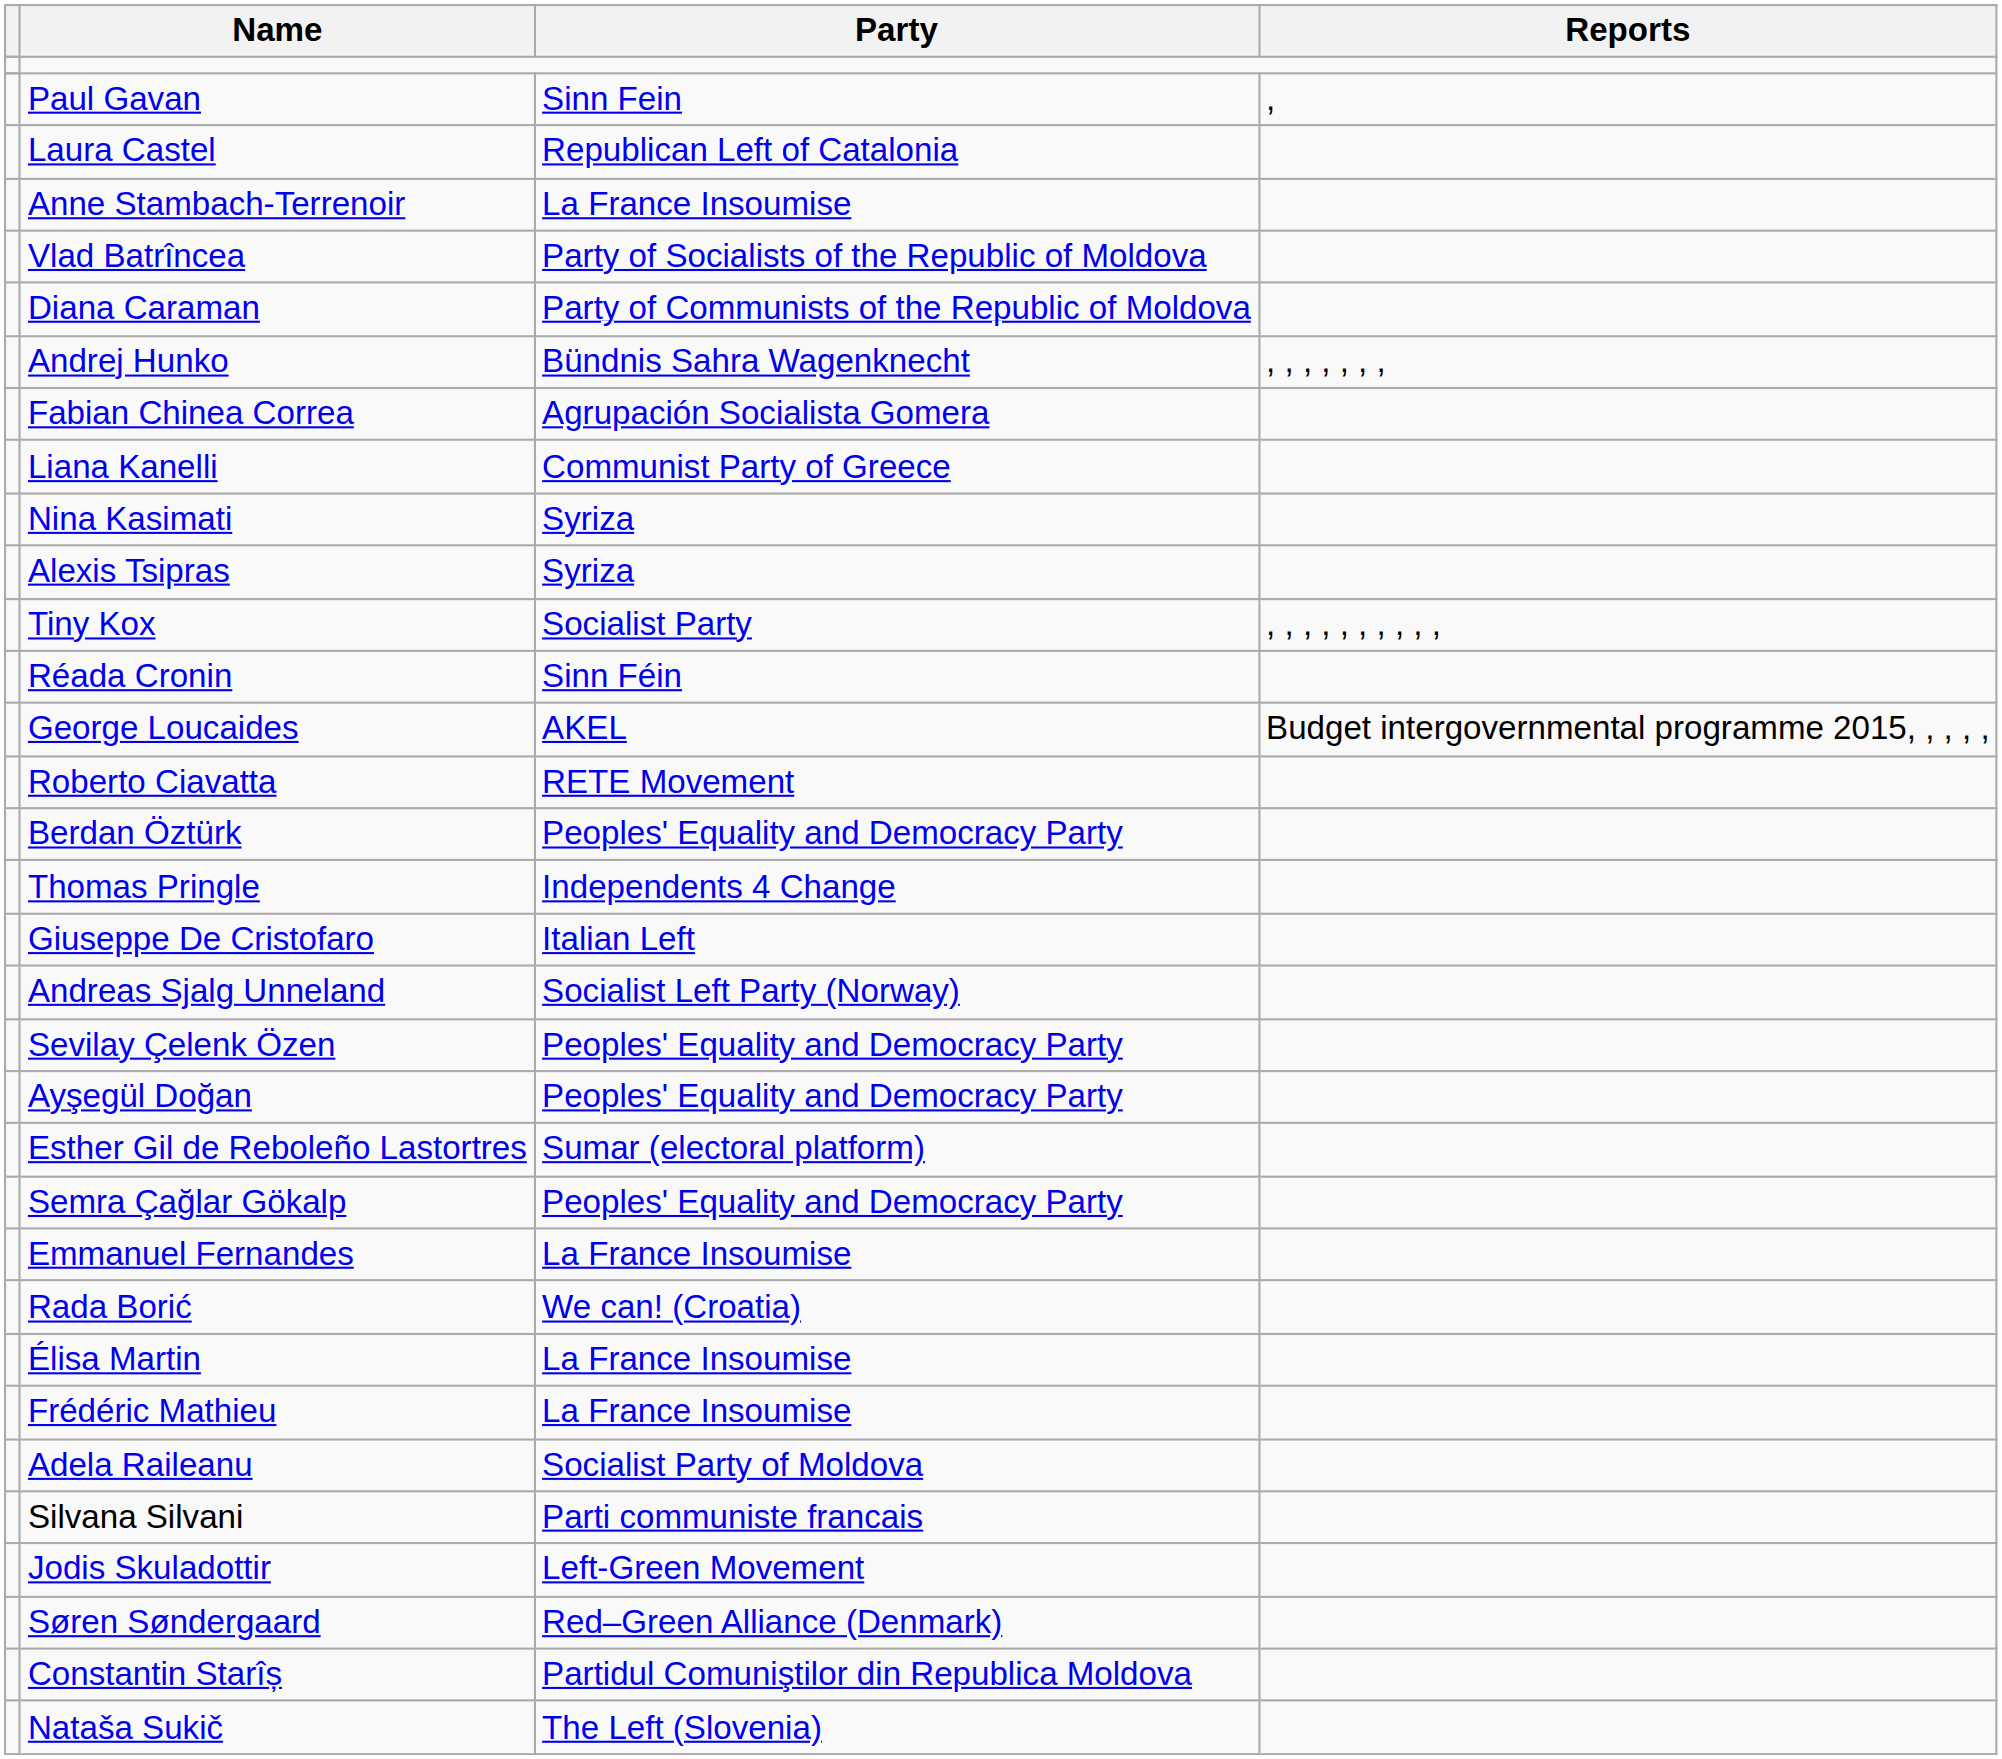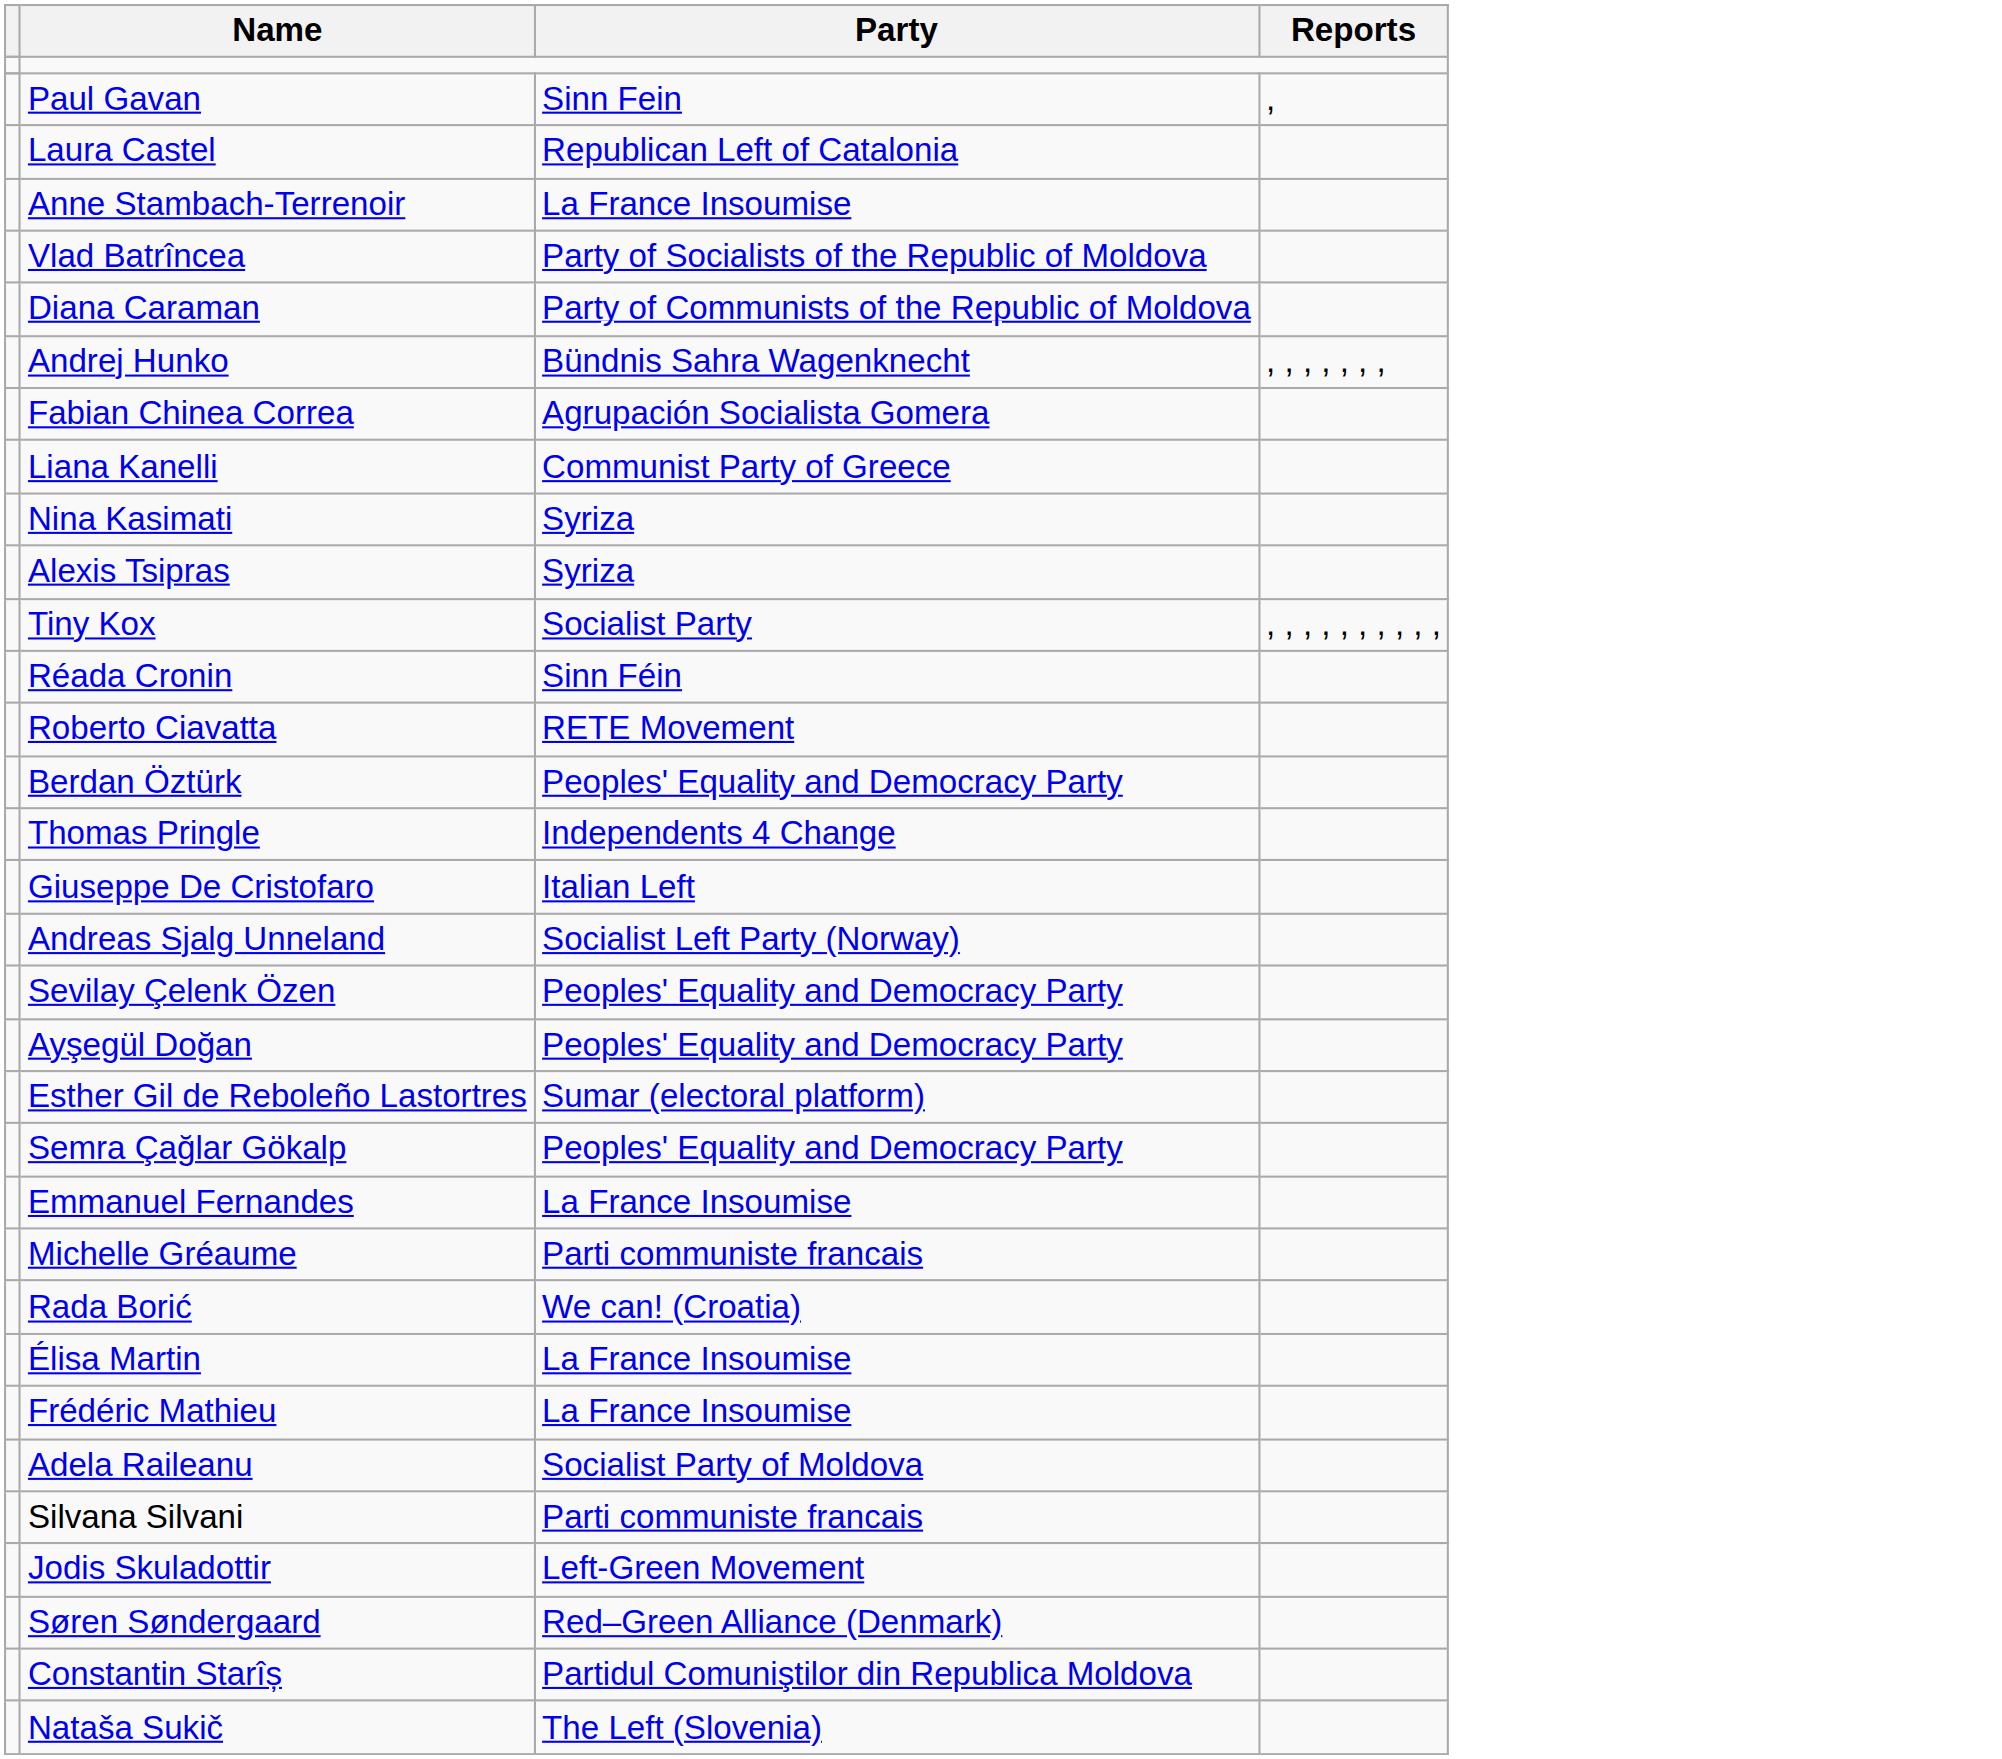- row: (163, 728)
+ row: (162, 1254)
